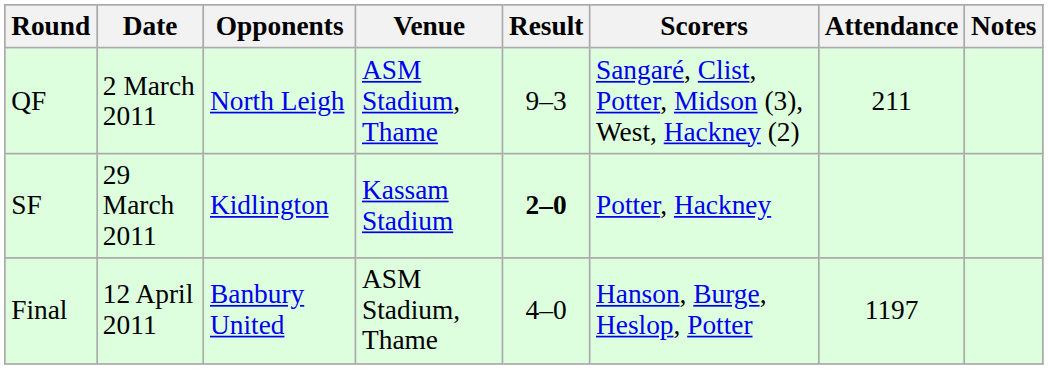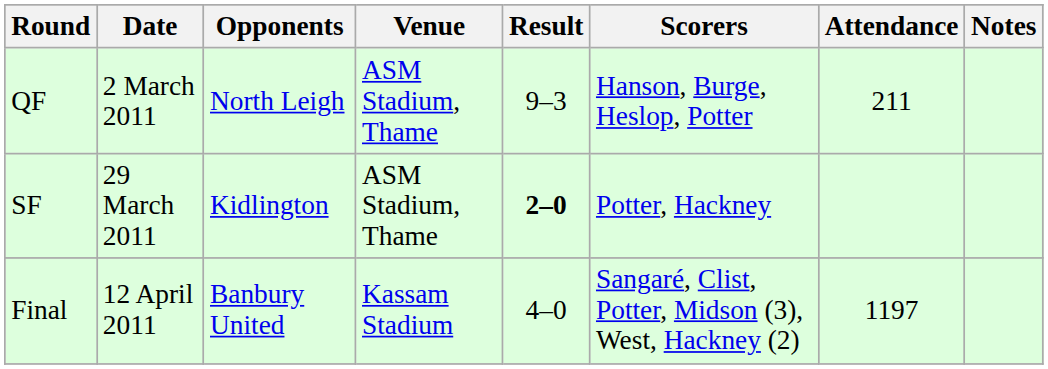(700, 100) Sangaré, Clist, Potter, Midson (3), West, Hackney (2) -> (681, 100) Hanson, Burge, Heslop, Potter
(408, 205) Kassam Stadium -> (411, 205) ASM Stadium, Thame
(411, 310) ASM Stadium, Thame -> (408, 310) Kassam Stadium
(681, 310) Hanson, Burge, Heslop, Potter -> (700, 310) Sangaré, Clist, Potter, Midson (3), West, Hackney (2)
